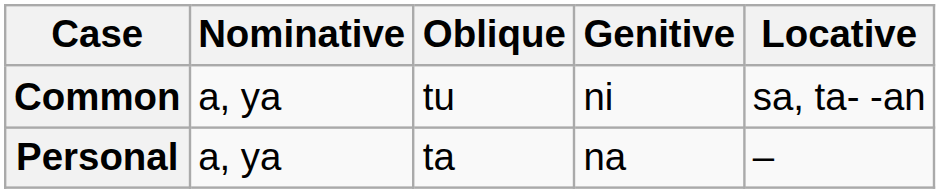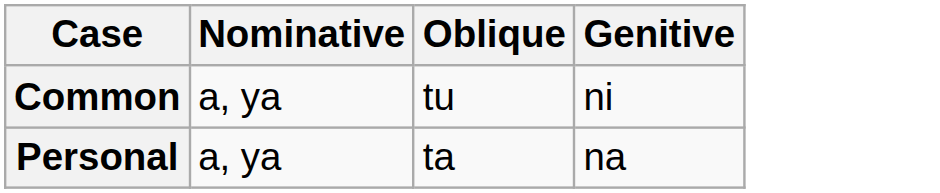- column: (839, 34)
